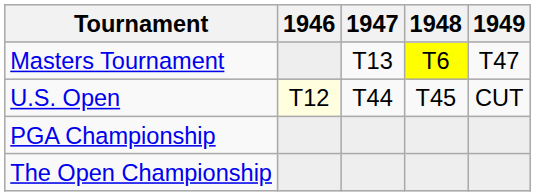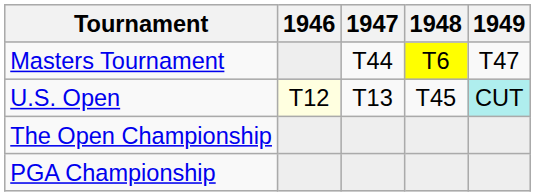(372, 61) T13 -> (372, 61) T44
(372, 98) T44 -> (372, 98) T13
(499, 98) no background -> (499, 98) paleturquoise background
rows swapped: (141, 173) <-> (113, 136)
